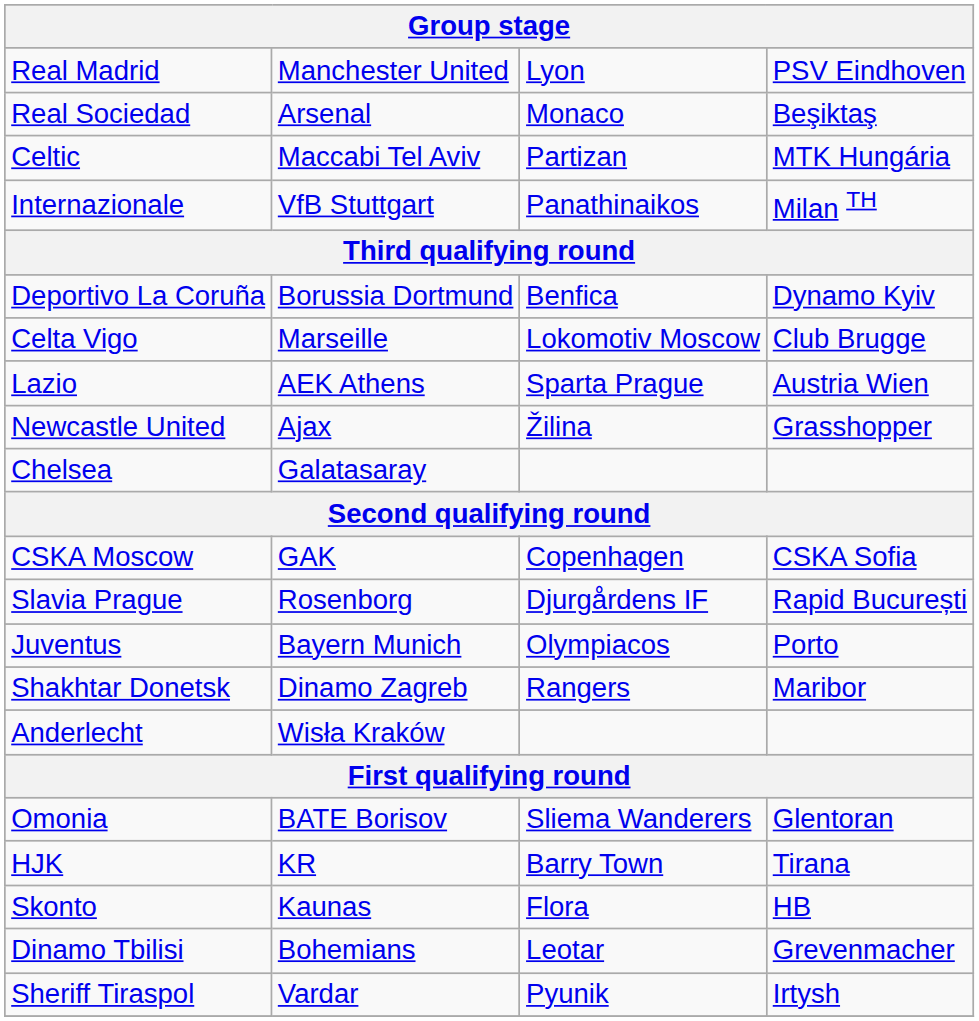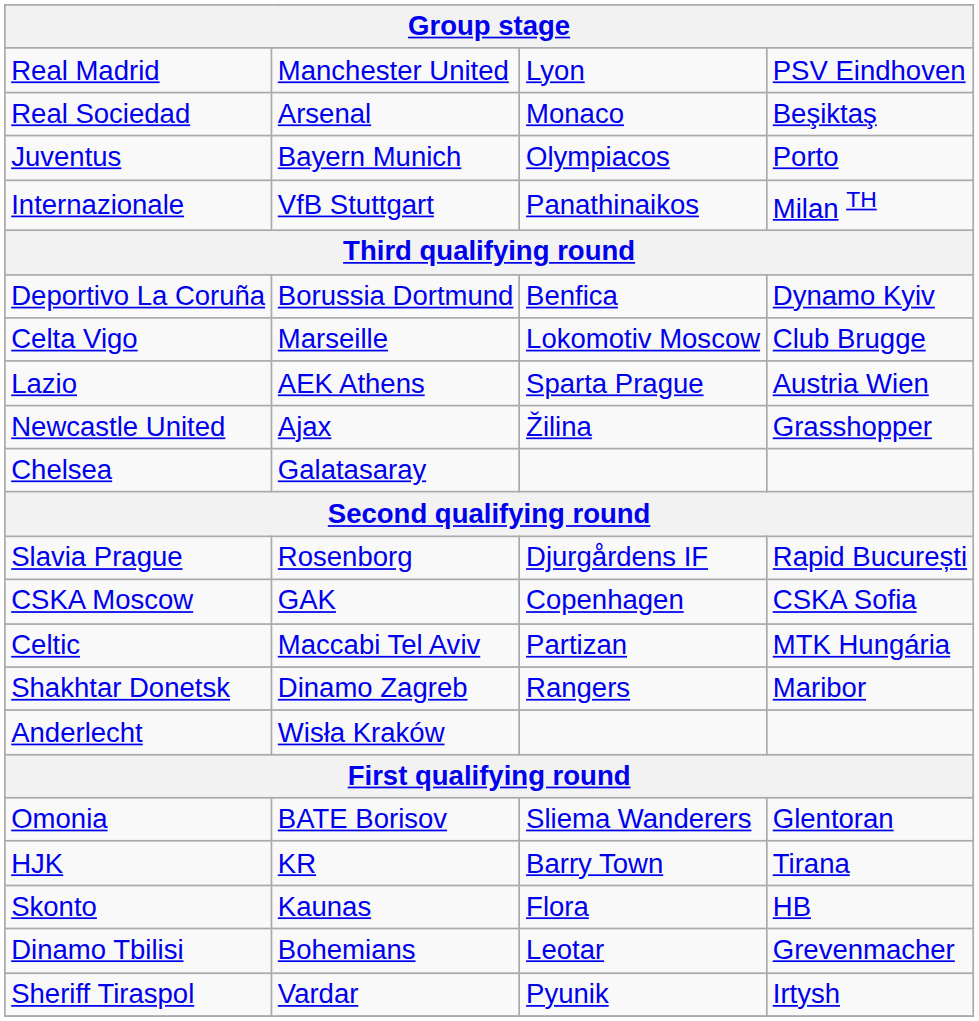rows swapped: (66, 644) <-> (46, 157)
rows swapped: (102, 557) <-> (97, 601)
